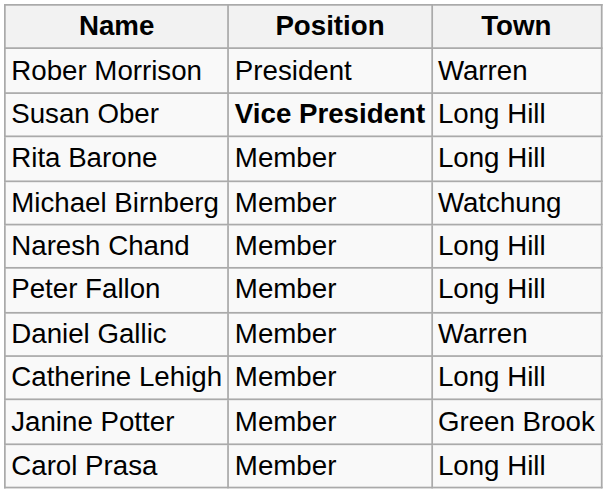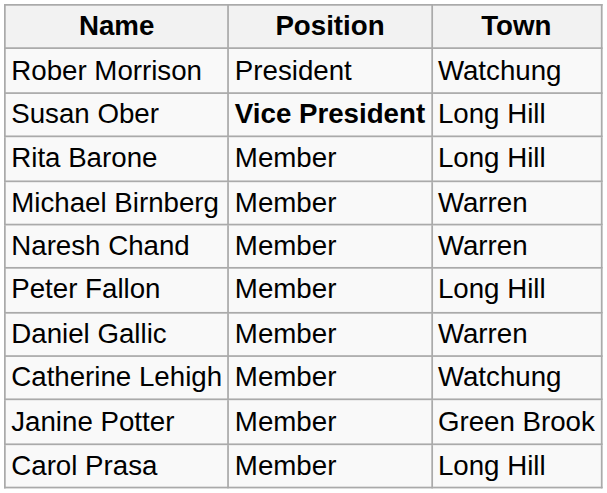(483, 70) Warren -> (500, 70) Watchung
(500, 202) Watchung -> (483, 202) Warren
(492, 245) Long Hill -> (483, 245) Warren
(492, 377) Long Hill -> (500, 377) Watchung
